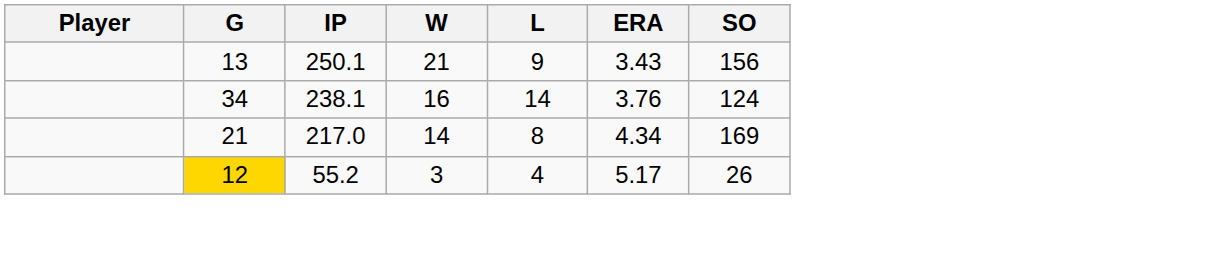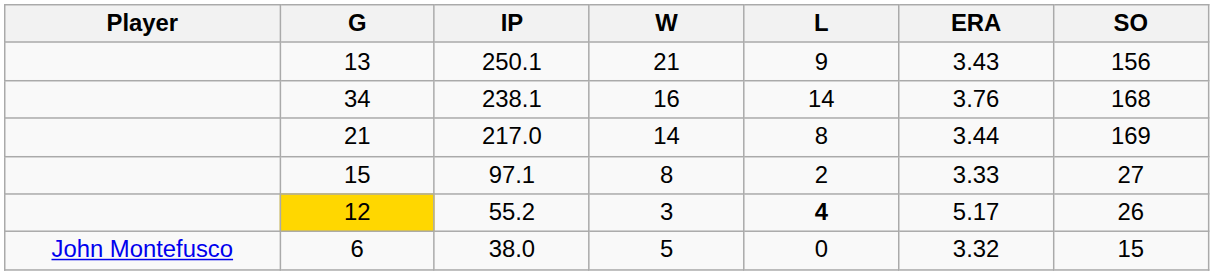(739, 99) 124 -> (1131, 99) 168
(638, 136) 4.34 -> (976, 136) 3.44
+ row: (512, 174)
(537, 174) normal -> (821, 212) bold
+ row: (512, 250)
